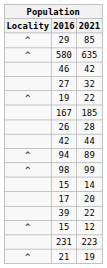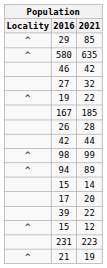rows swapped: (64, 156) <-> (64, 170)
